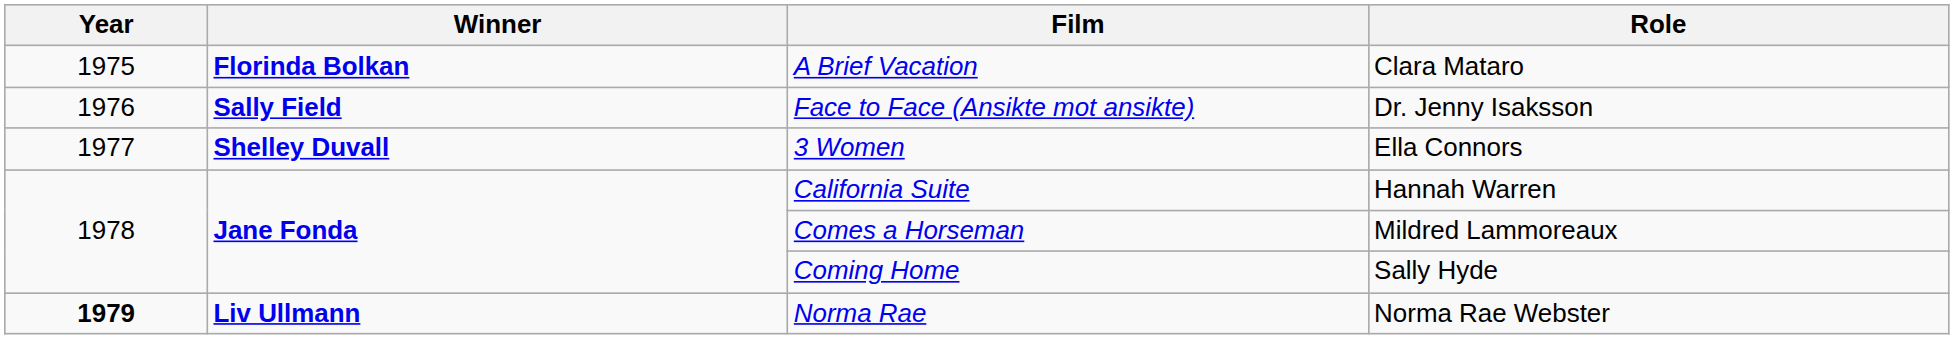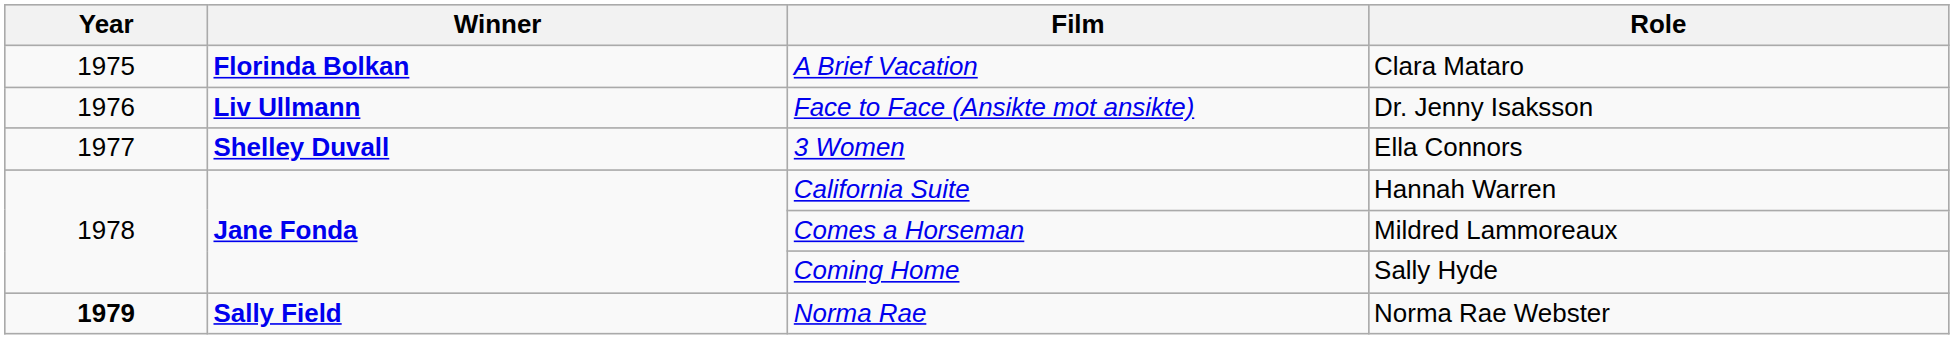(278, 107) Sally Field -> (287, 107) Liv Ullmann
(287, 312) Liv Ullmann -> (278, 312) Sally Field
